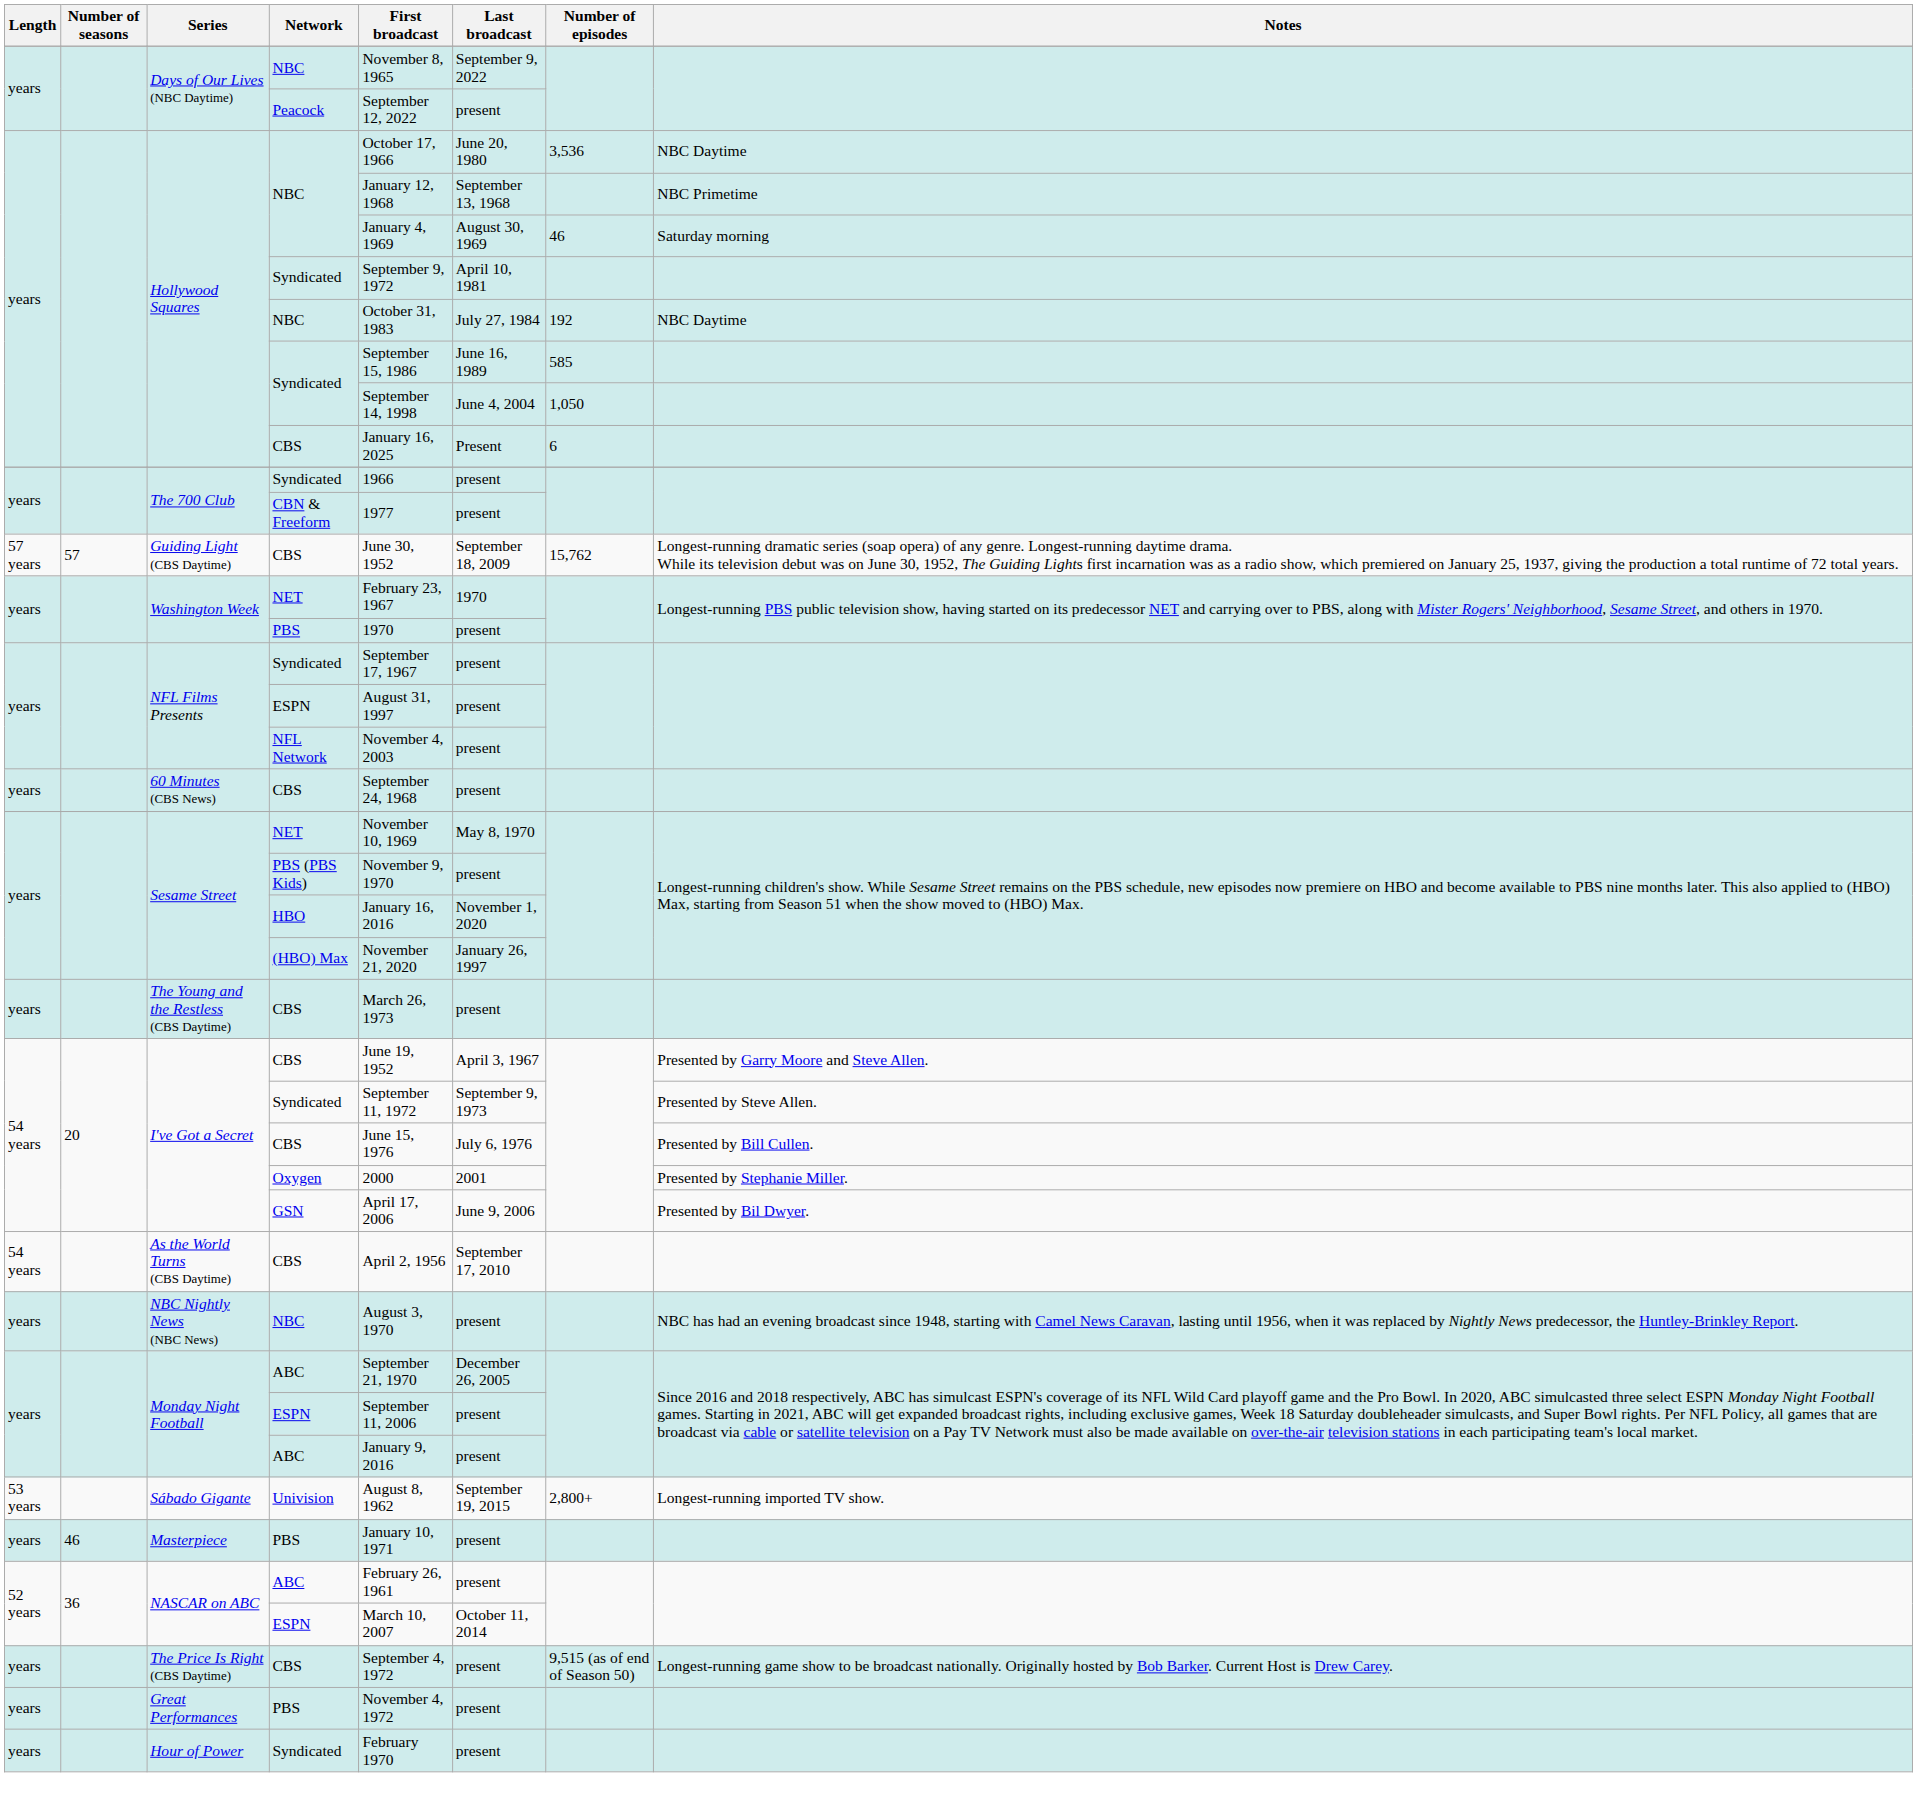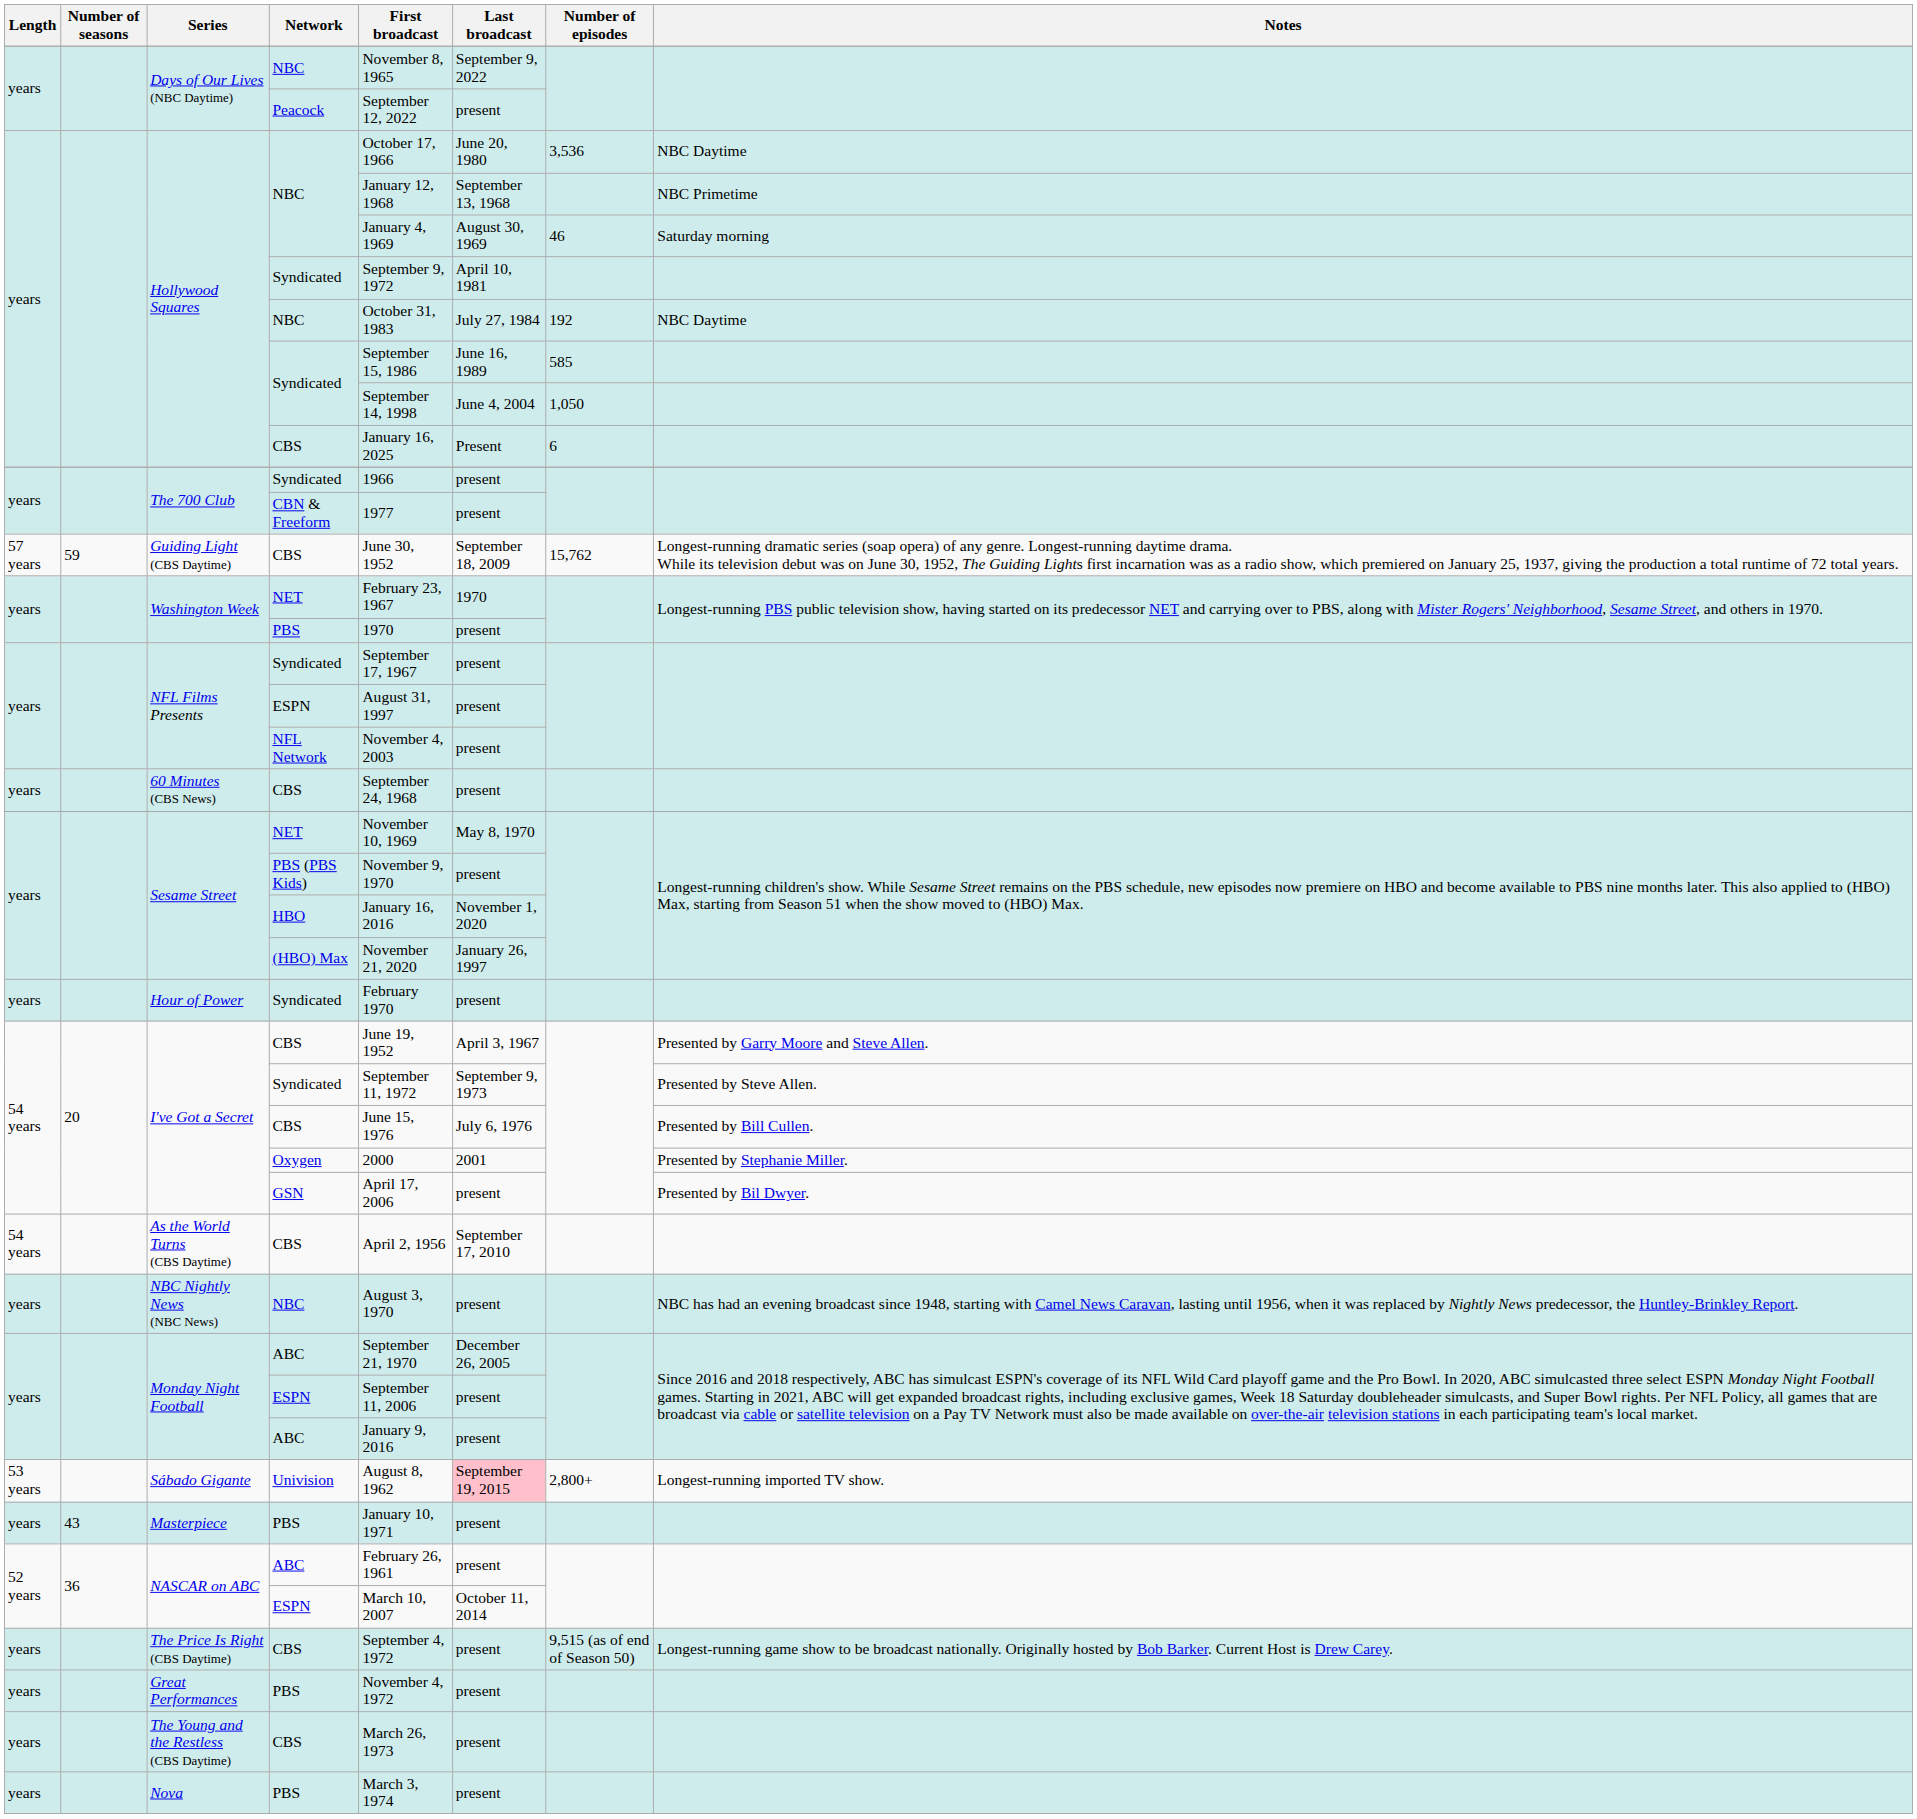(72, 555) 57 -> (72, 555) 59
rows swapped: (197, 1750) <-> (196, 1009)
(495, 1210) June 9, 2006 -> (478, 1193) present
(489, 1498) no background -> (489, 1480) pink background
(72, 1540) 46 -> (72, 1522) 43
+ row: (167, 1792)
